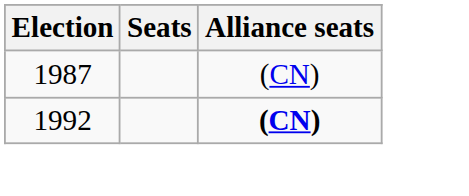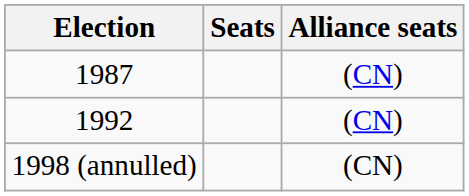(290, 119) bold -> (373, 119) normal
+ row: (104, 166)
